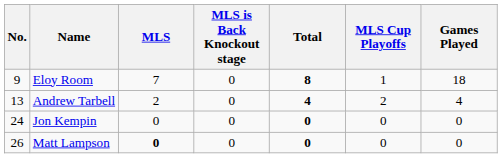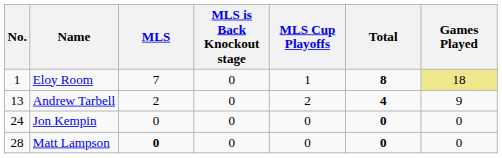columns swapped: (383, 37) <-> (307, 37)
(17, 79) 9 -> (17, 79) 1
(459, 79) no background -> (459, 79) khaki background
(459, 100) 4 -> (459, 100) 9
(17, 142) 26 -> (17, 142) 28
